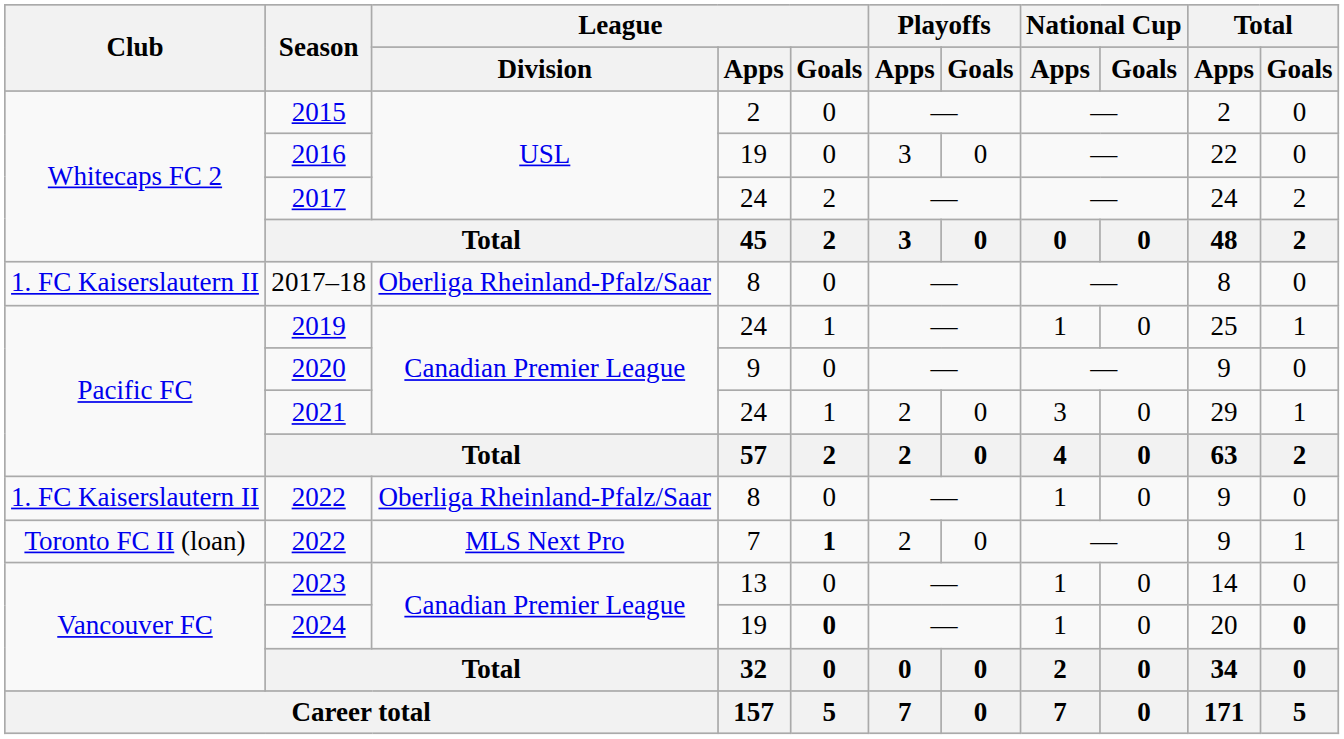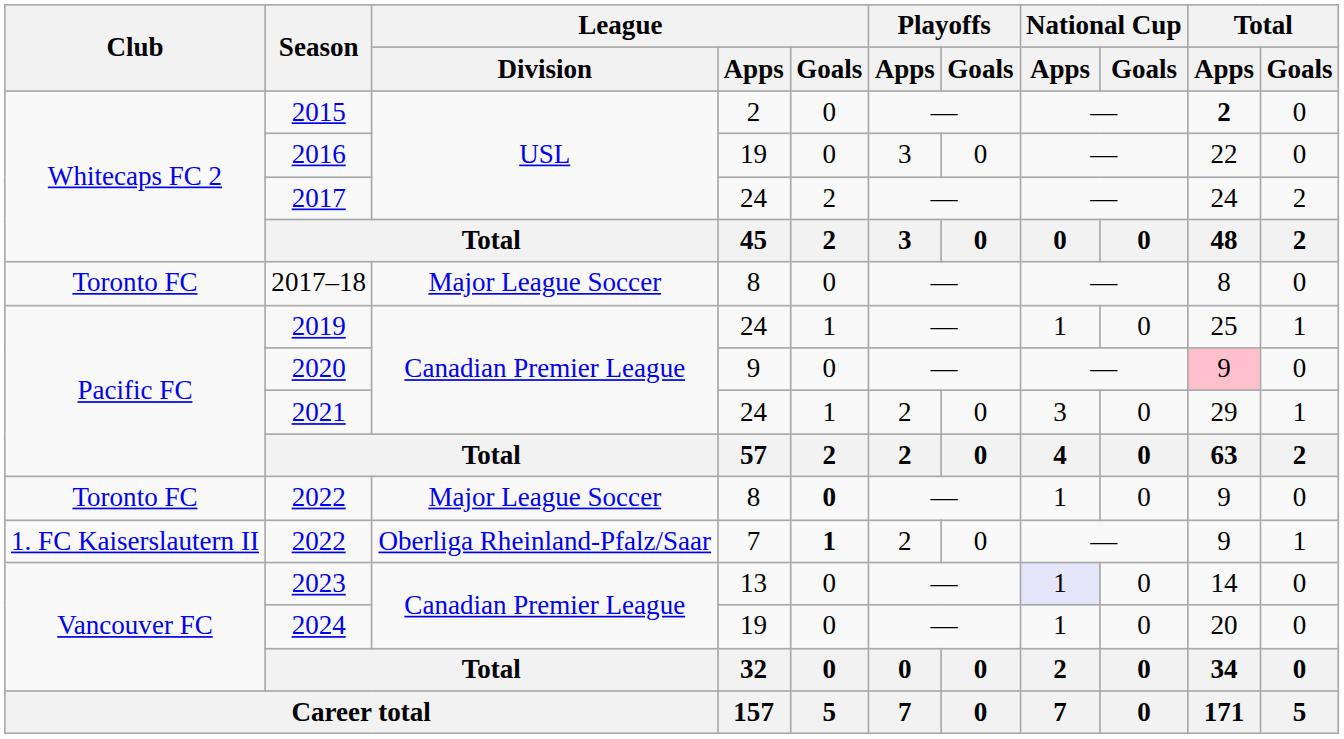(1224, 111) normal -> (1224, 111) bold
(135, 283) 1. FC Kaiserslautern II -> (135, 283) Toronto FC
(545, 283) Oberliga Rheinland-Pfalz/Saar -> (545, 283) Major League Soccer
(1224, 369) no background -> (1224, 369) pink background
(135, 497) 1. FC Kaiserslautern II -> (135, 497) Toronto FC
(545, 497) Oberliga Rheinland-Pfalz/Saar -> (545, 497) Major League Soccer
(829, 497) normal -> (829, 497) bold
(135, 540) Toronto FC II (loan) -> (135, 540) 1. FC Kaiserslautern II
(545, 540) MLS Next Pro -> (545, 540) Oberliga Rheinland-Pfalz/Saar
(1060, 583) no background -> (1060, 583) lavender background
(829, 626) bold -> (829, 626) normal
(1300, 626) bold -> (1300, 626) normal
